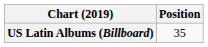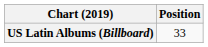(180, 33) 35 -> (180, 33) 33
